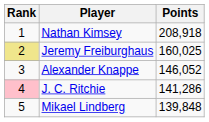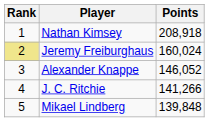(180, 51) 160,025 -> (180, 51) 160,024
(22, 88) pink background -> (22, 88) no background
(180, 88) 141,286 -> (180, 88) 141,266
